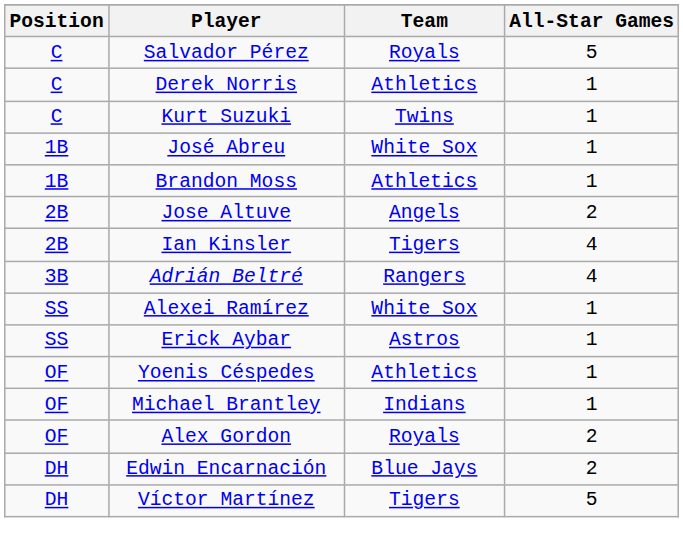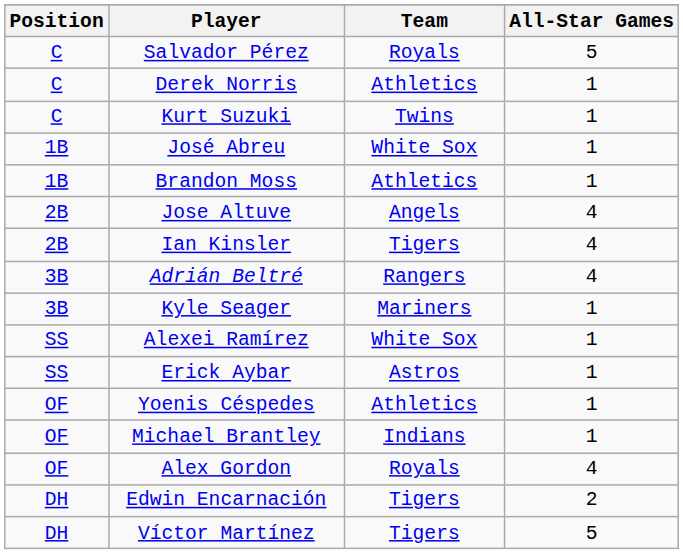(592, 213) 2 -> (592, 213) 4
+ row: (226, 309)
(592, 437) 2 -> (592, 469) 4
(424, 469) Blue Jays -> (424, 501) Tigers
